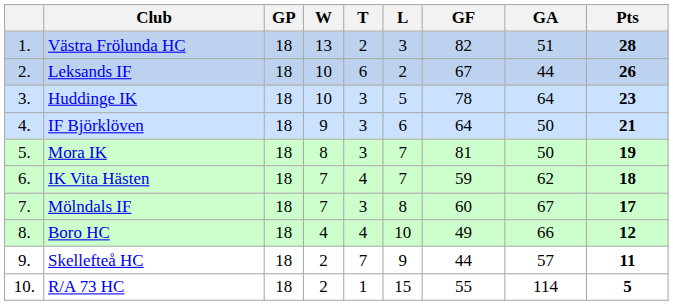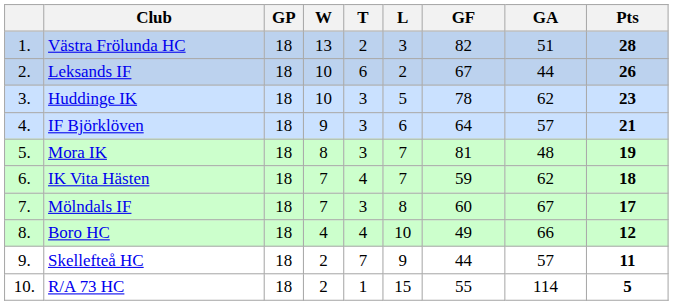(545, 98) 64 -> (545, 98) 62
(545, 125) 50 -> (545, 125) 57
(545, 152) 50 -> (545, 152) 48
